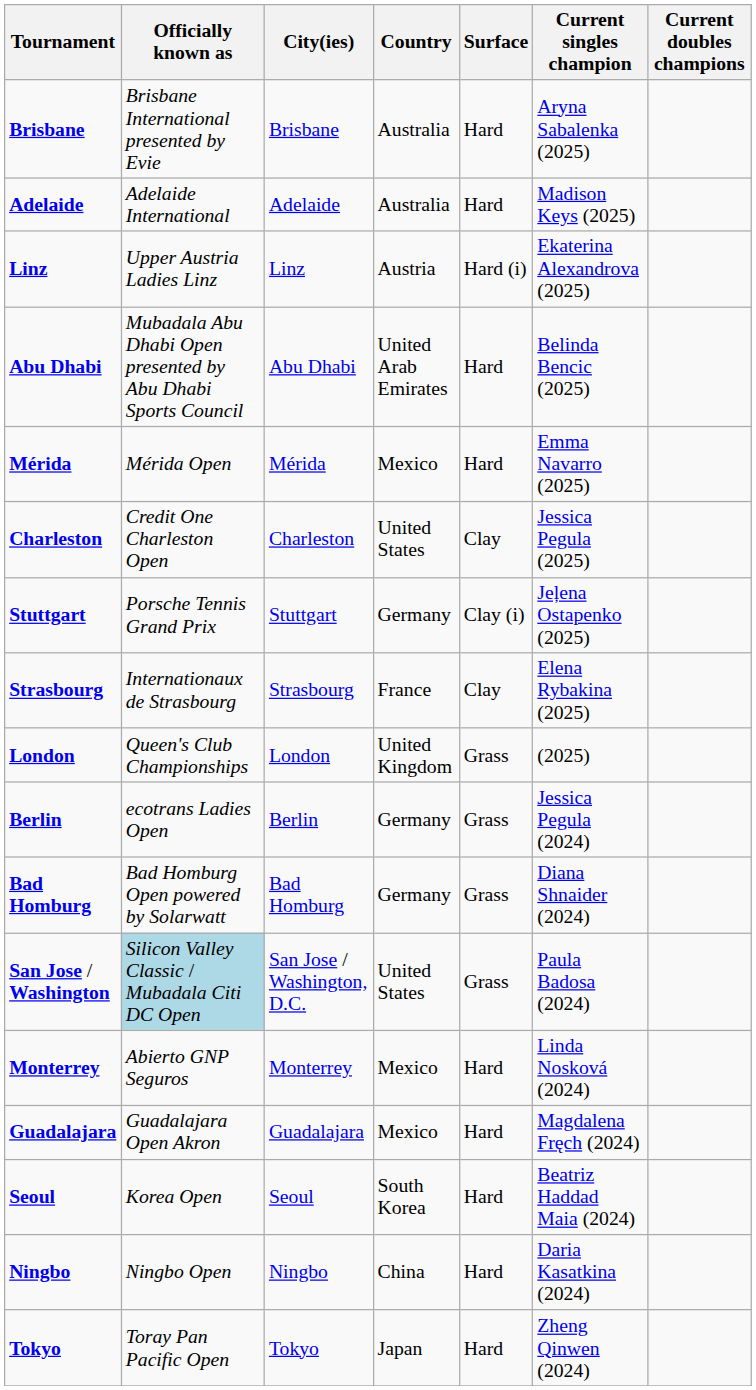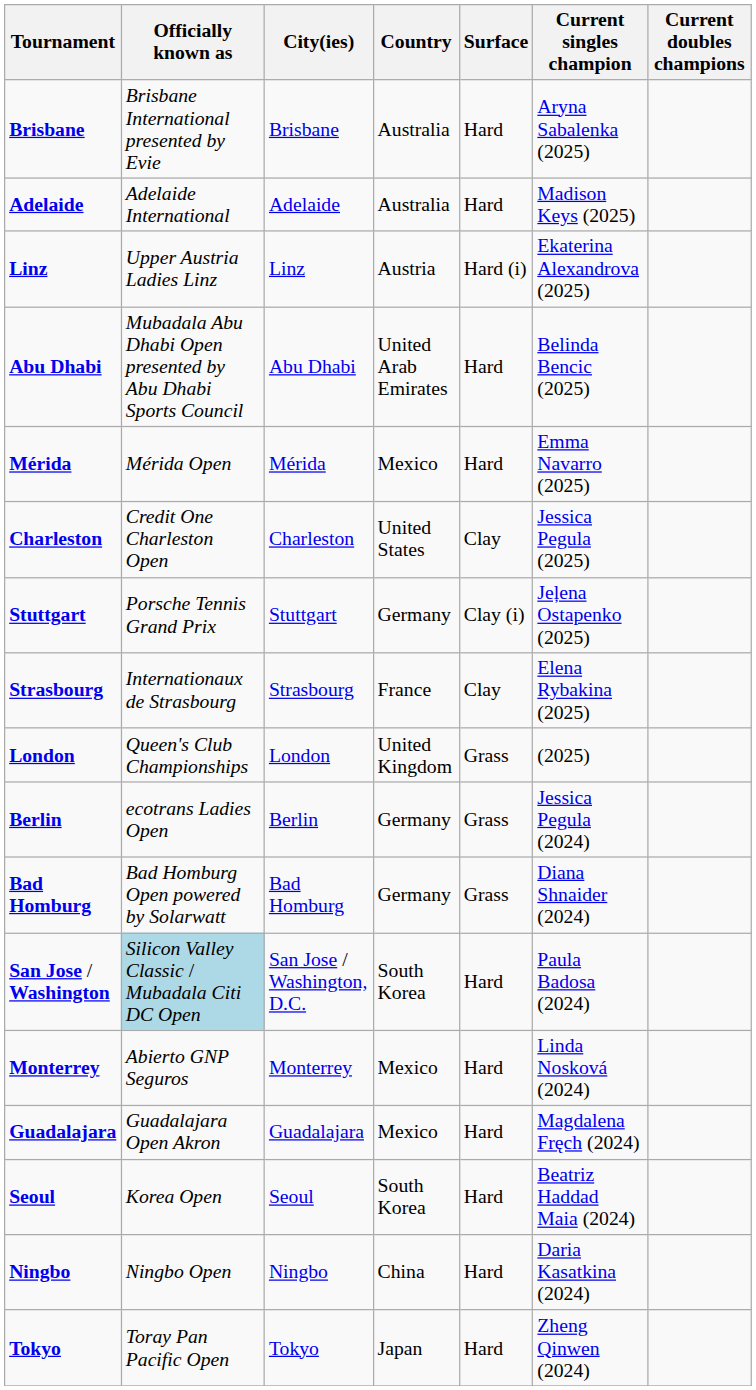(404, 981) United States -> (402, 981) South Korea
(486, 981) Grass -> (483, 981) Hard
